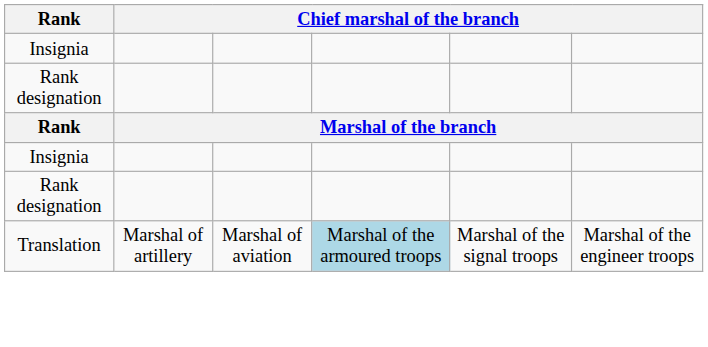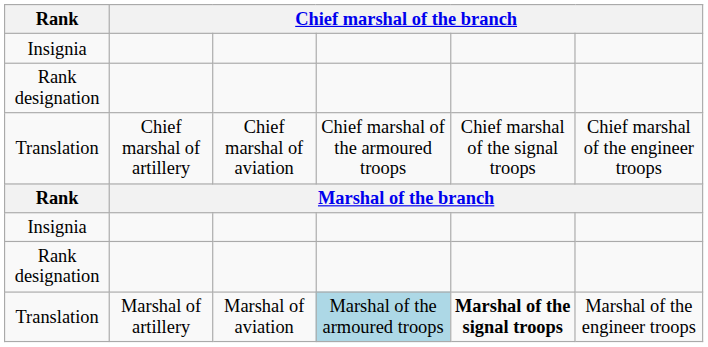+ row: (57, 148)
(511, 245) normal -> (513, 316) bold
